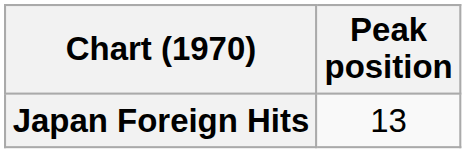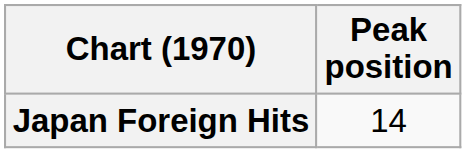(389, 119) 13 -> (389, 119) 14
